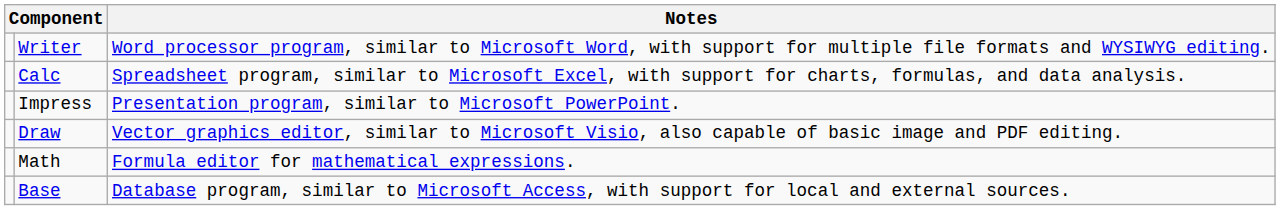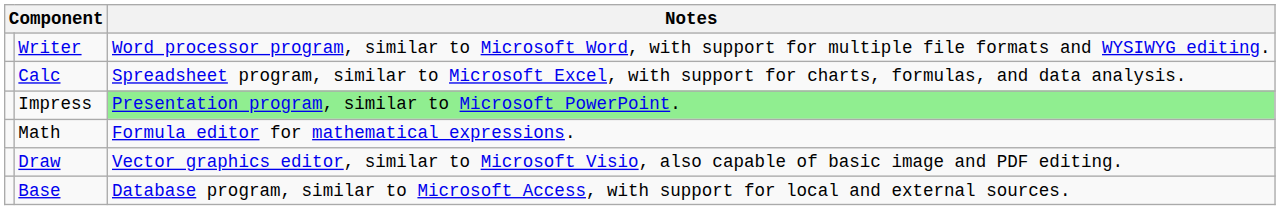(396, 105) no background -> (396, 105) lightgreen background
rows swapped: (39, 133) <-> (39, 162)
